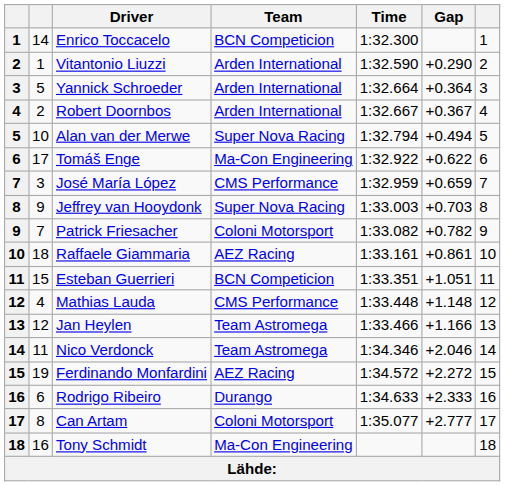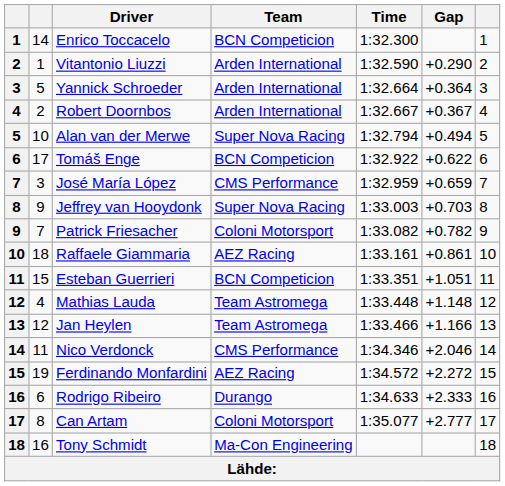(283, 159) Ma-Con Engineering -> (274, 159) BCN Competicion
(276, 302) CMS Performance -> (271, 302) Team Astromega
(271, 349) Team Astromega -> (276, 349) CMS Performance
